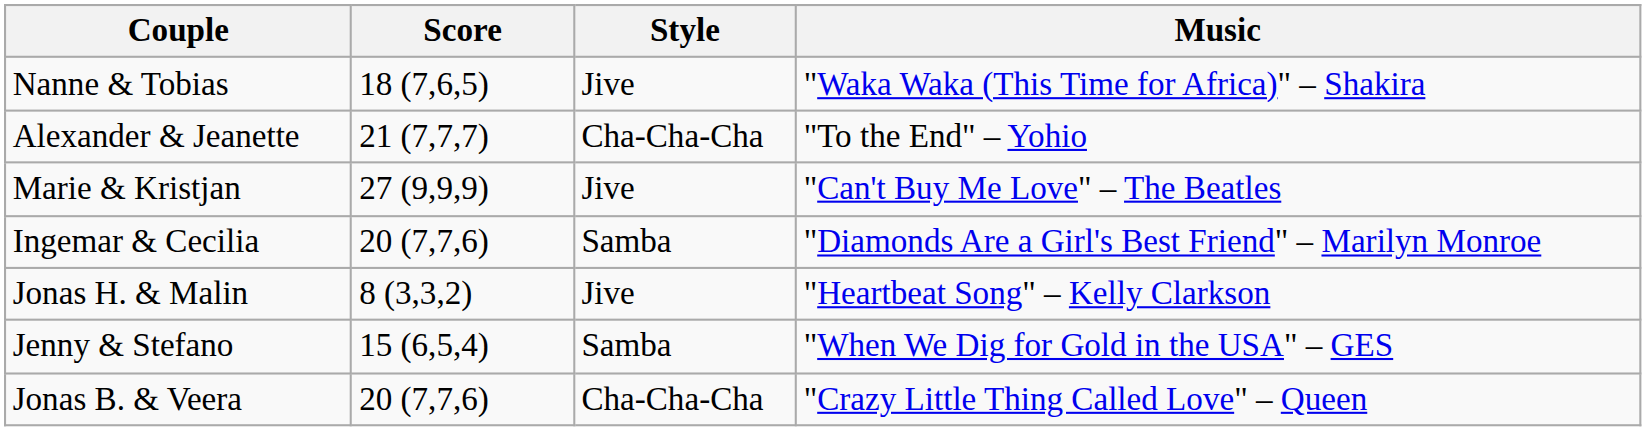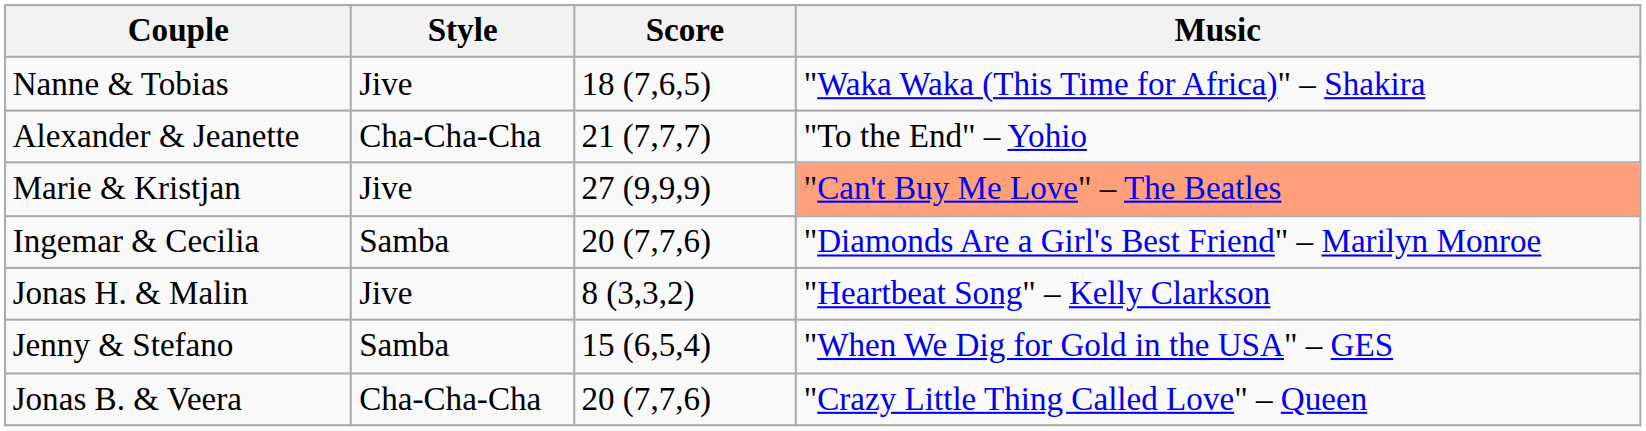columns swapped: (463, 30) <-> (685, 30)
(1042, 188) no background -> (1042, 188) lightsalmon background
